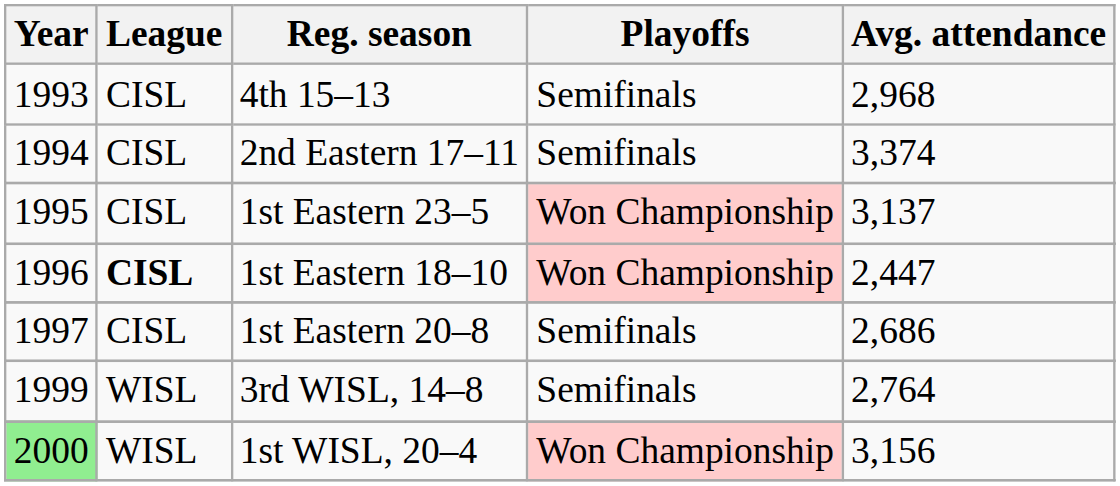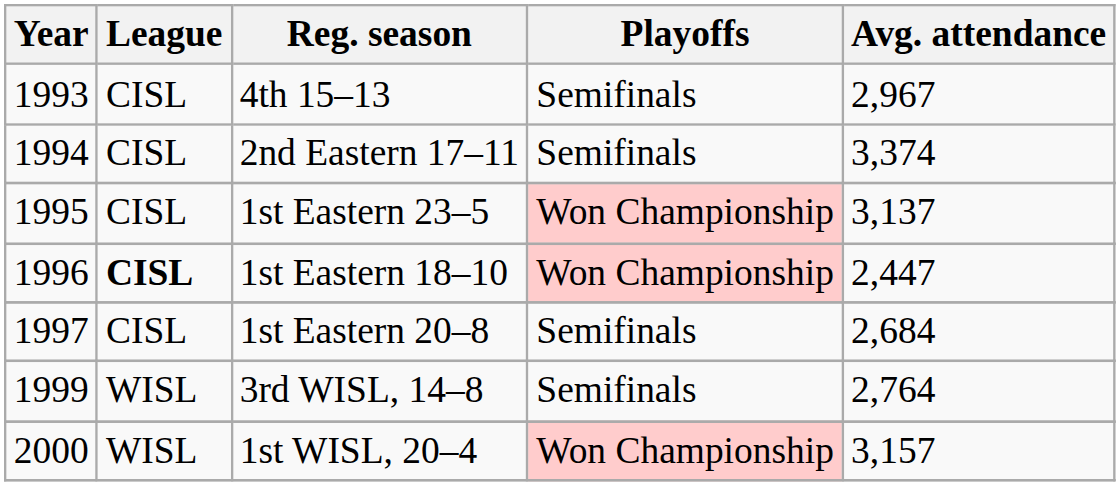(893, 93) 2,968 -> (893, 93) 2,967
(893, 331) 2,686 -> (893, 331) 2,684
(51, 449) lightgreen background -> (51, 449) no background
(893, 449) 3,156 -> (893, 449) 3,157
